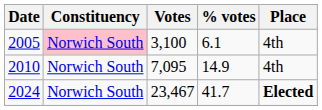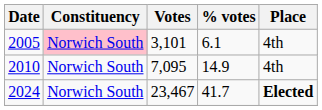(169, 42) 3,100 -> (169, 42) 3,101
